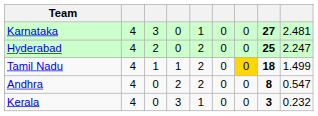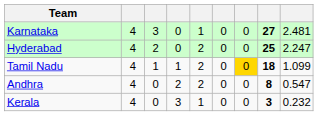(297, 66) 1.499 -> (297, 66) 1.099
